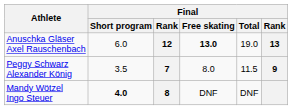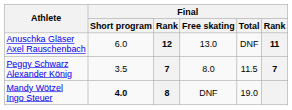(208, 45) bold -> (208, 45) normal
(249, 45) 19.0 -> (249, 45) DNF
(275, 45) 13 -> (275, 45) 11
(275, 69) 9 -> (275, 69) 7
(249, 93) DNF -> (249, 93) 19.0
